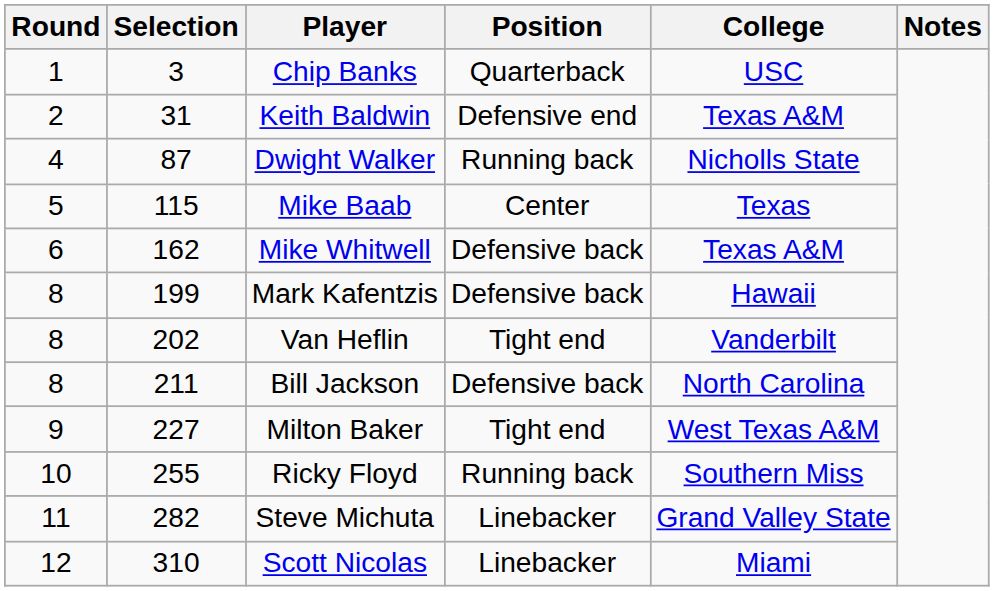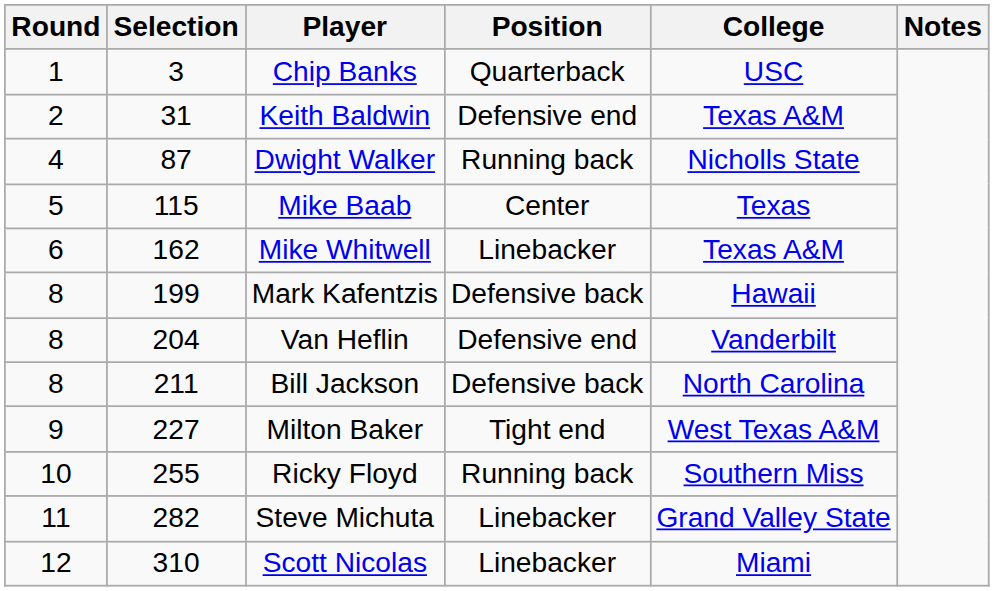(547, 250) Defensive back -> (547, 250) Linebacker
(176, 339) 202 -> (176, 339) 204
(547, 339) Tight end -> (547, 339) Defensive end
